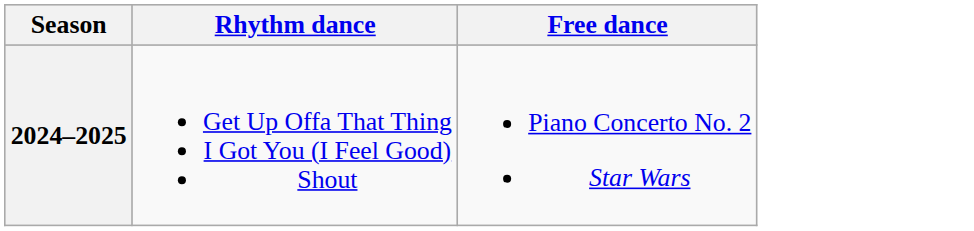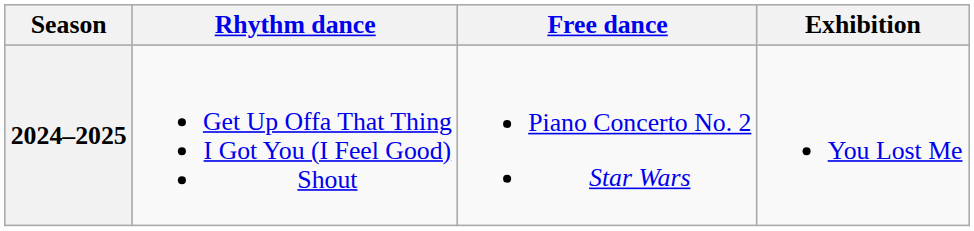+ column: (863, 24)
